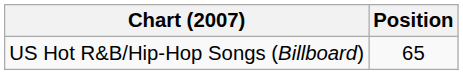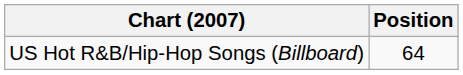(413, 52) 65 -> (413, 52) 64
